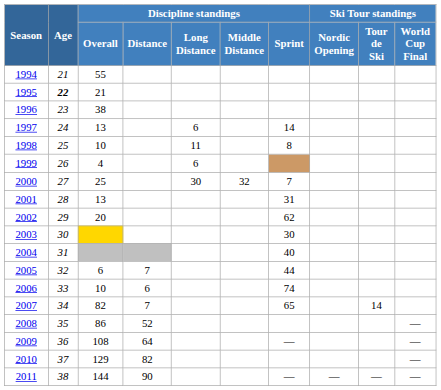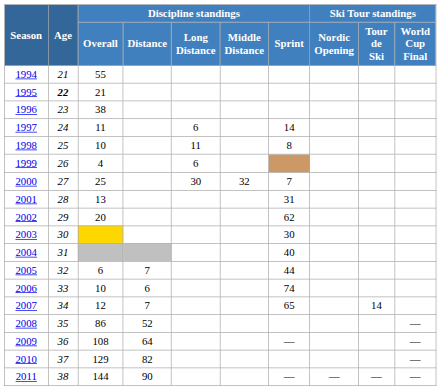(100, 128) 13 -> (100, 128) 11
(100, 306) 82 -> (100, 306) 12
